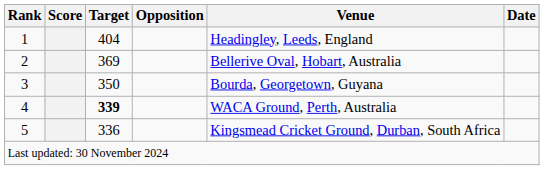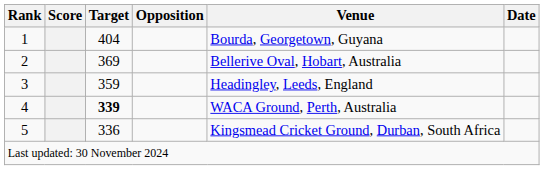(291, 38) Headingley, Leeds, England -> (297, 38) Bourda, Georgetown, Guyana
(109, 84) 350 -> (109, 84) 359
(297, 84) Bourda, Georgetown, Guyana -> (291, 84) Headingley, Leeds, England
